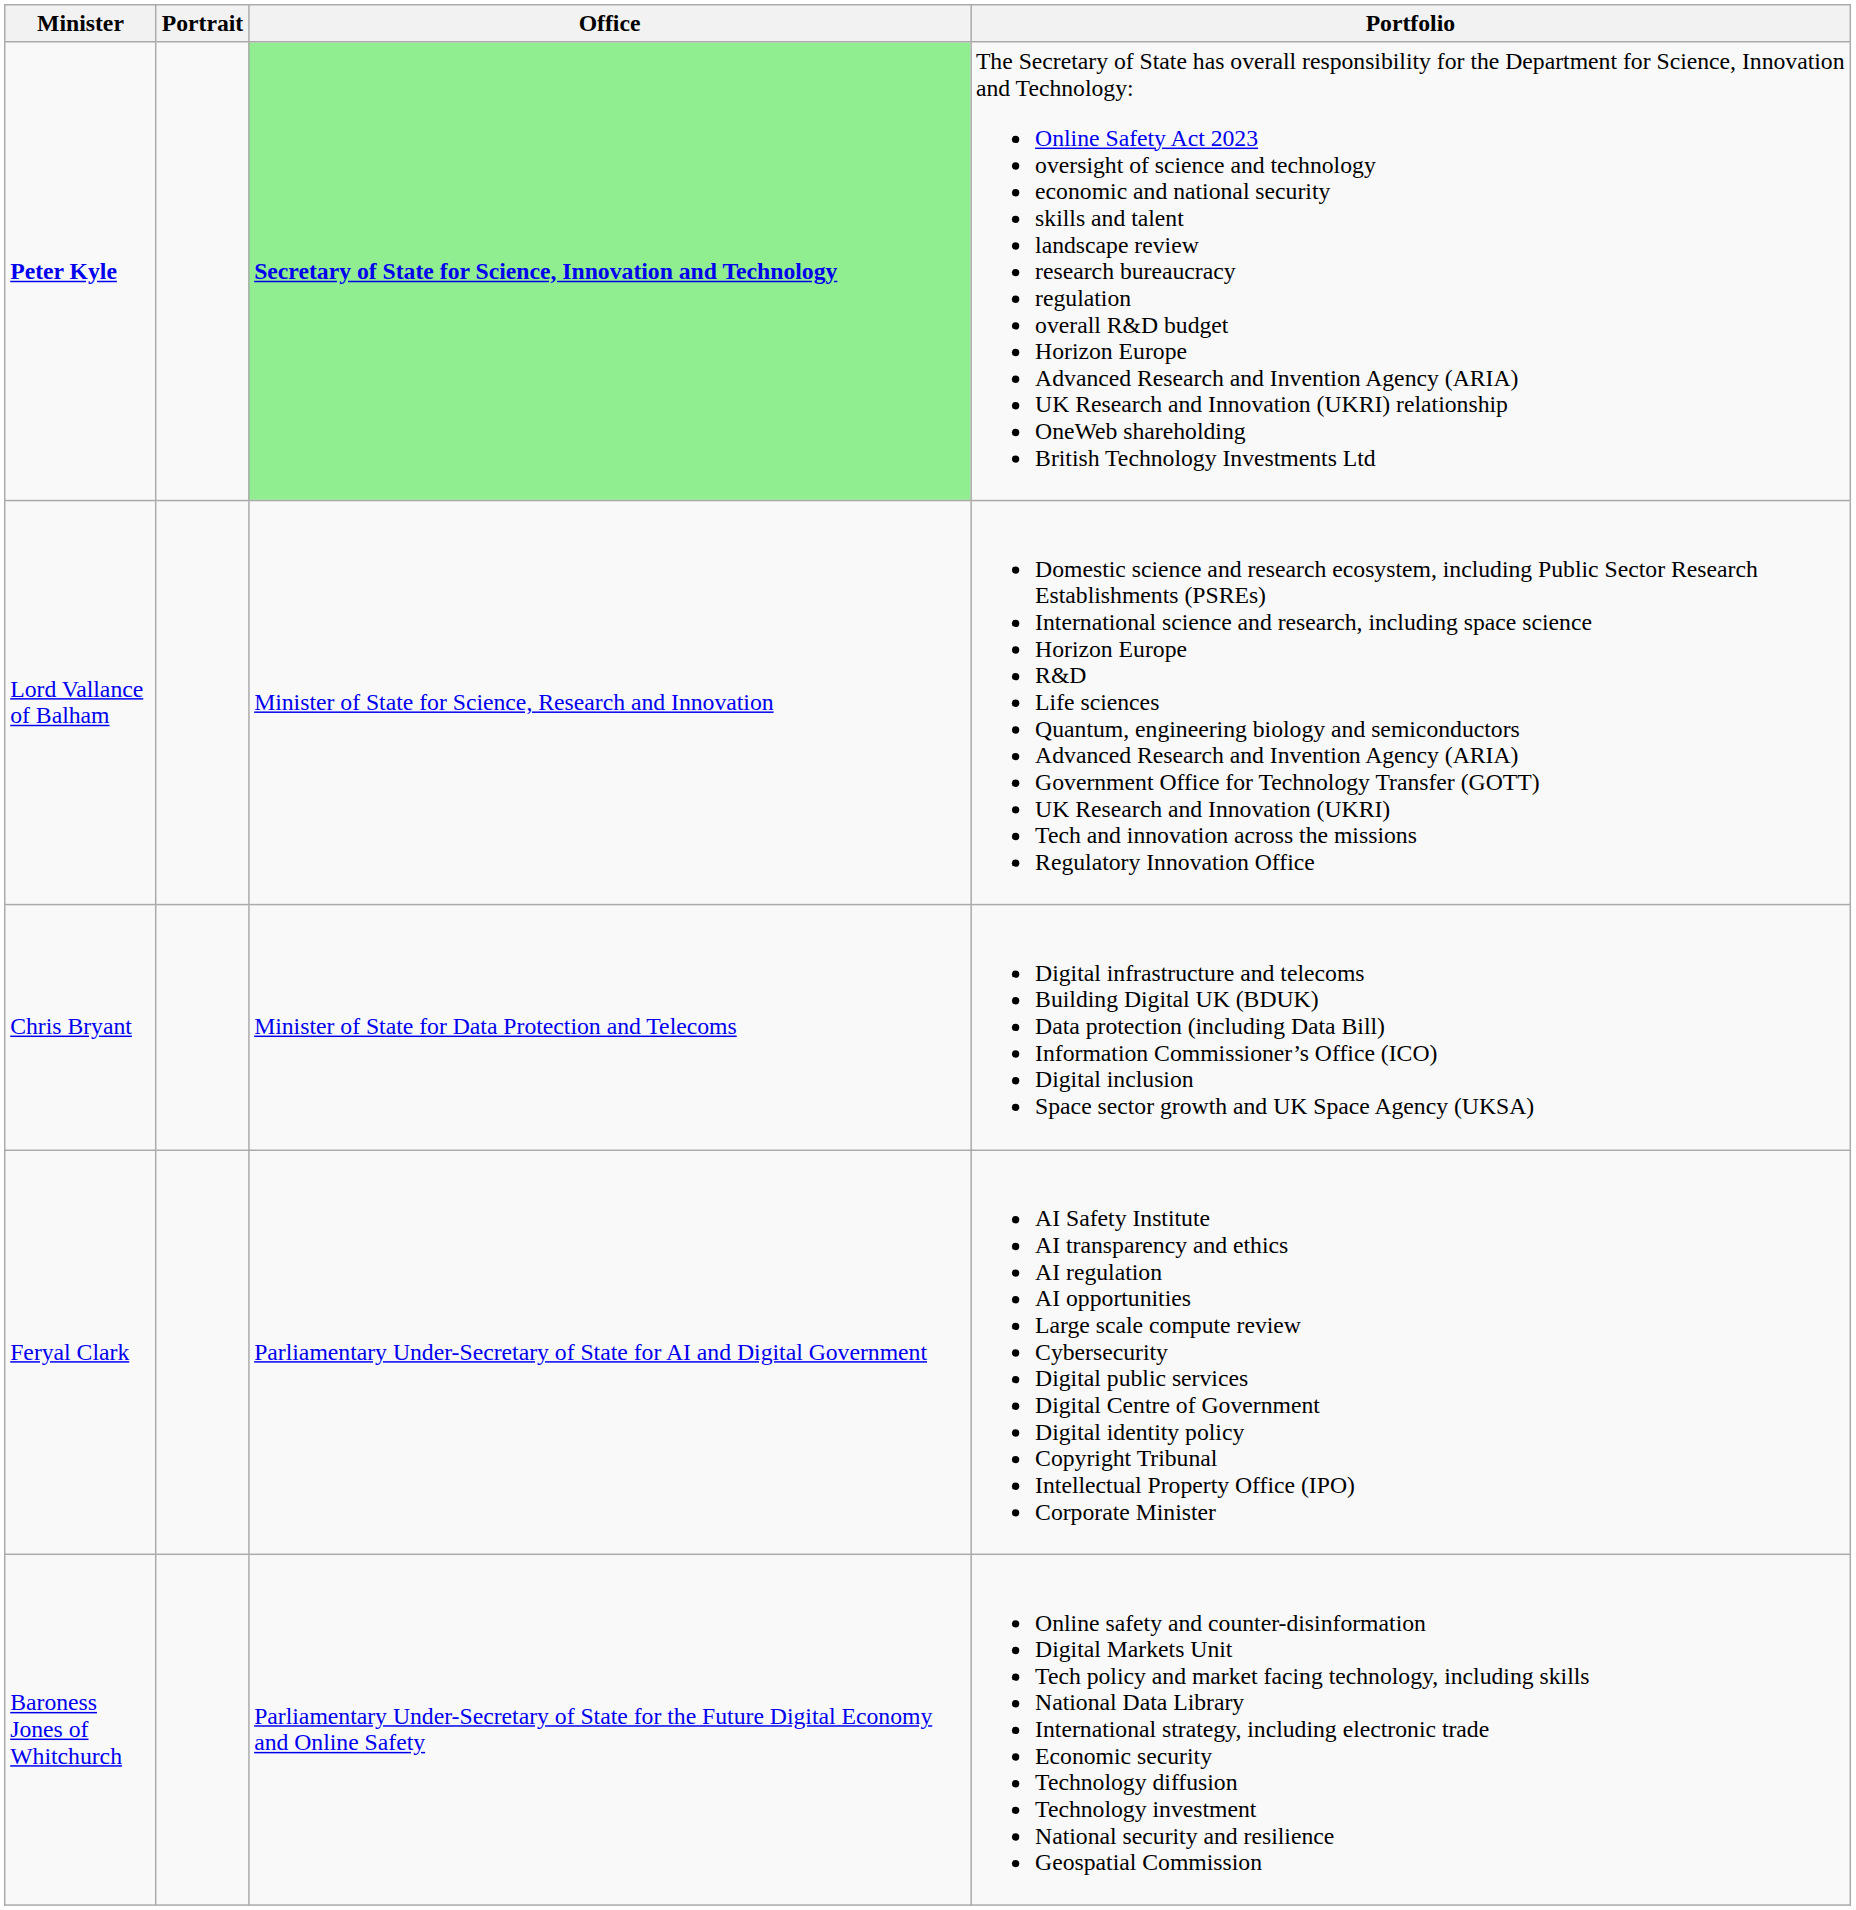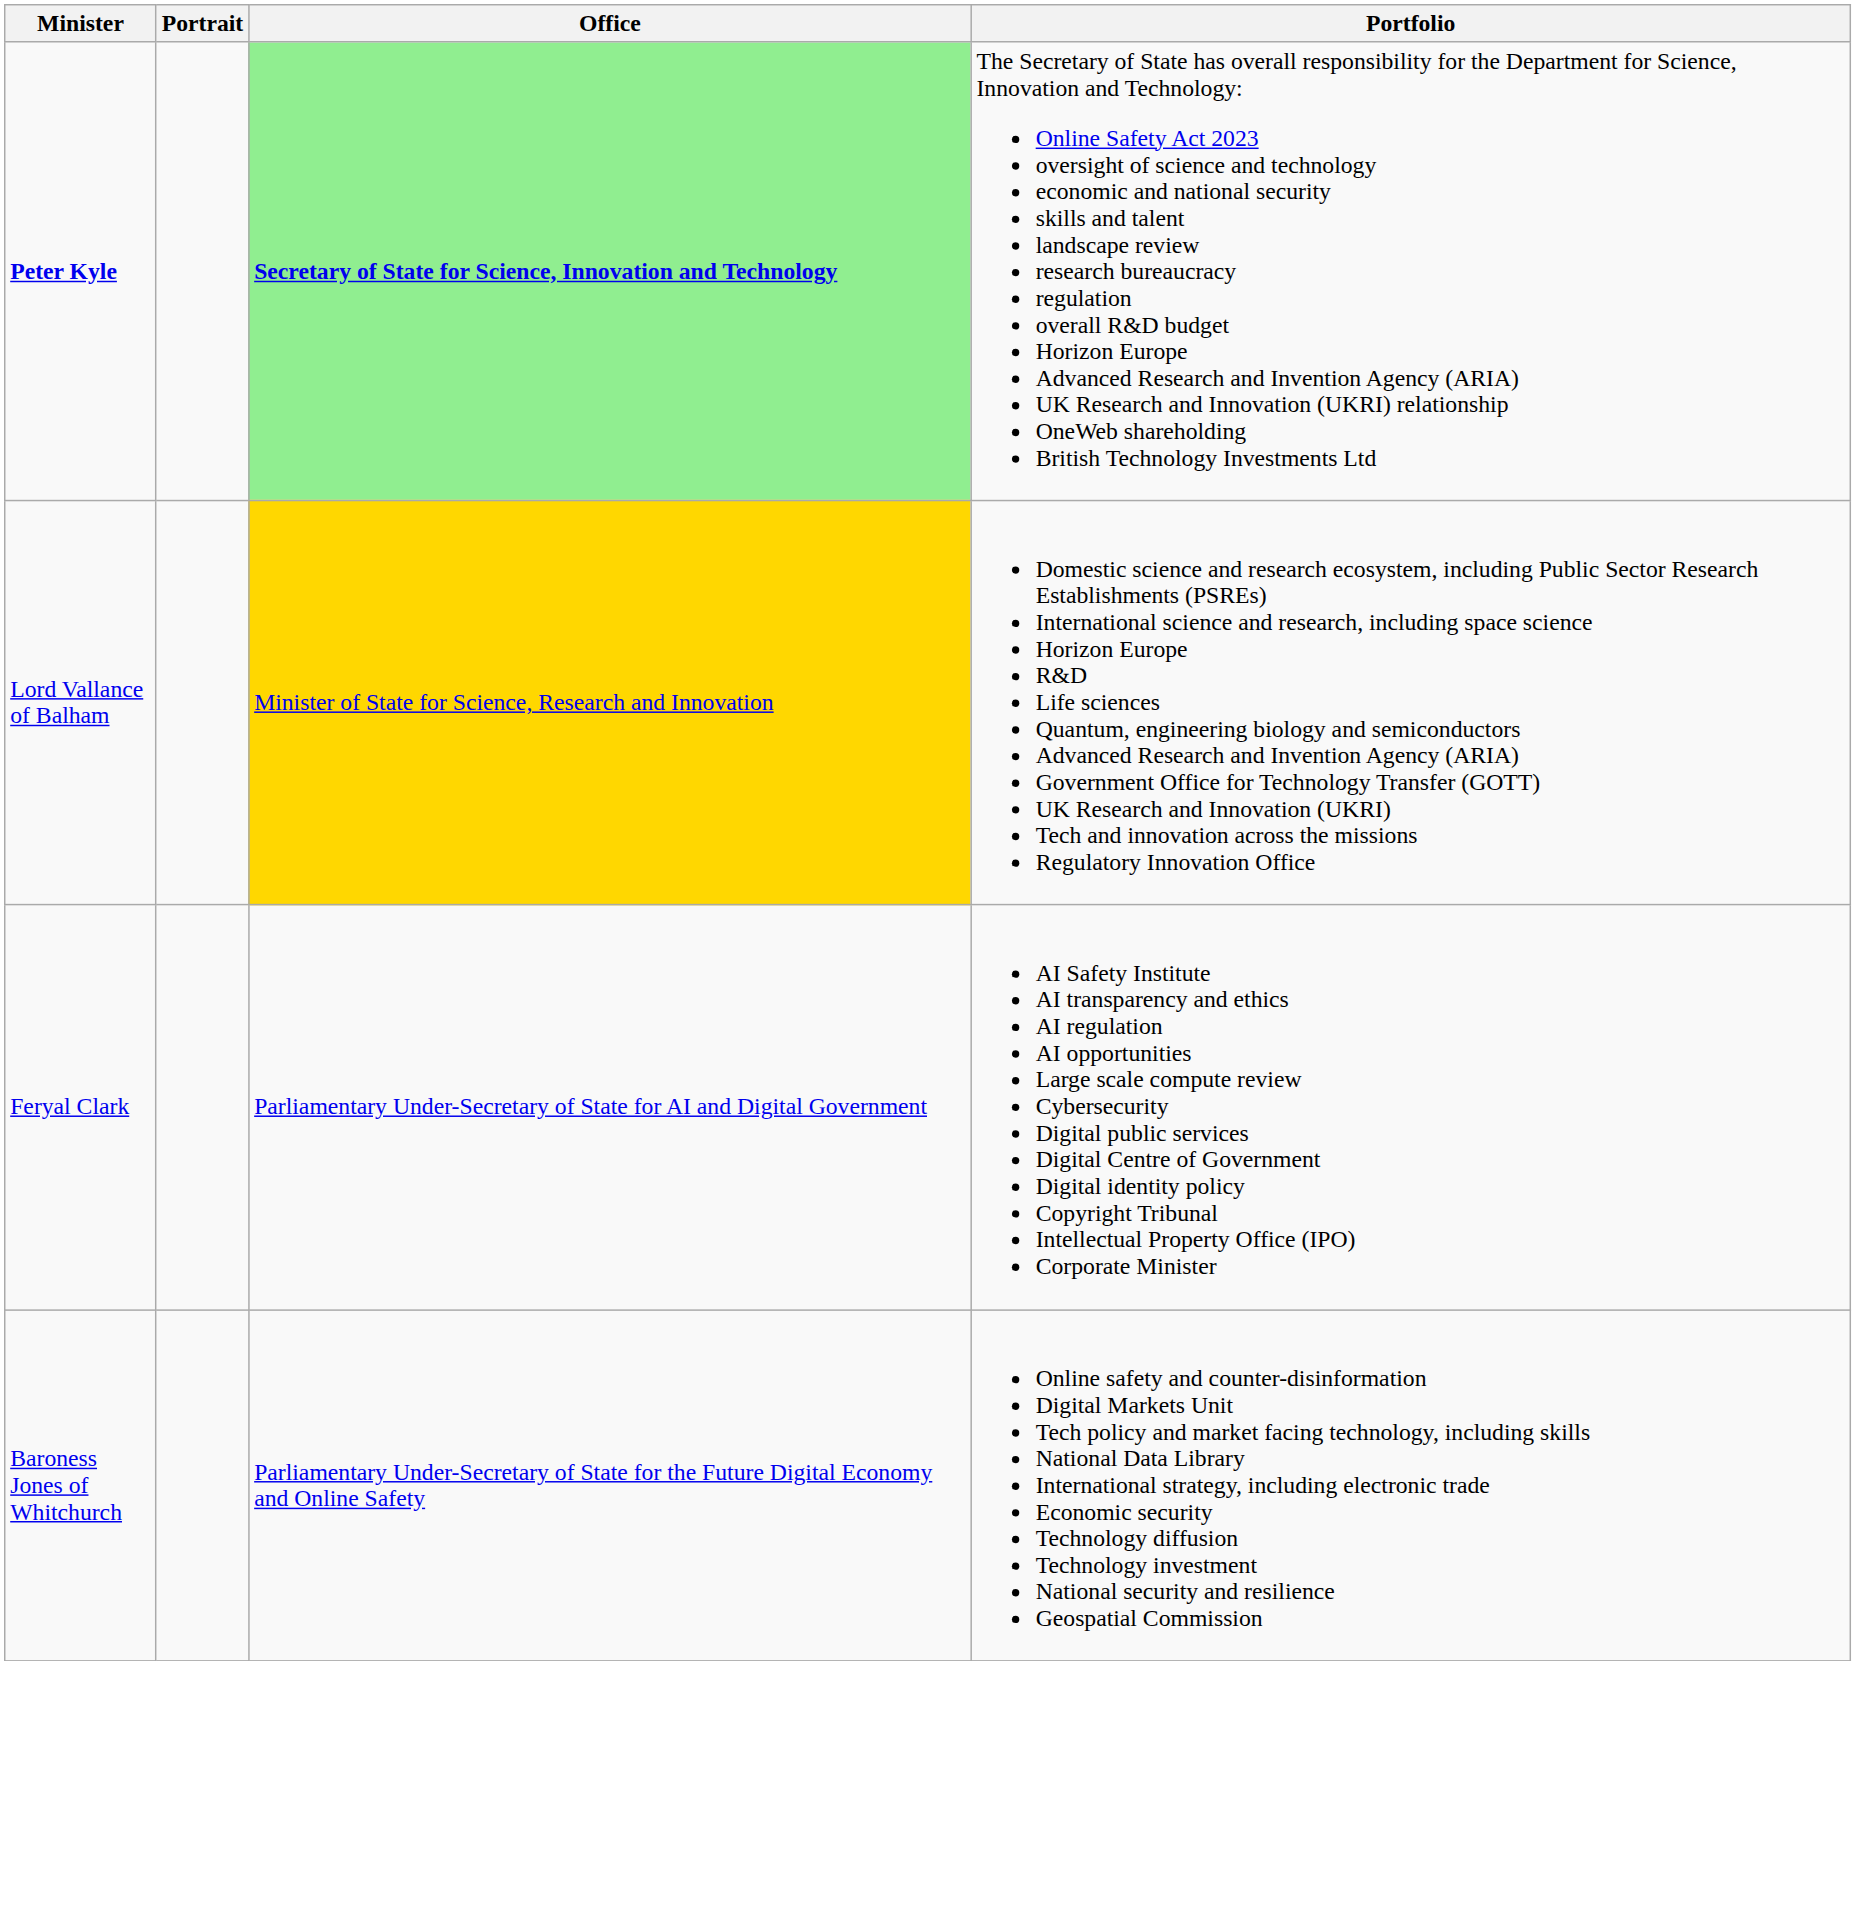(514, 702) no background -> (514, 702) gold background
- row: (71, 1026)
